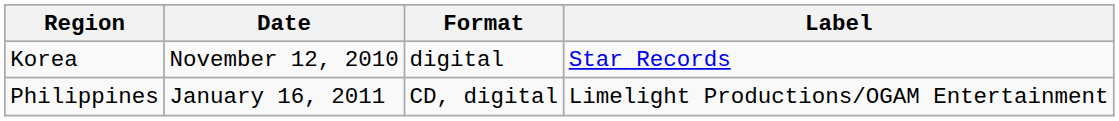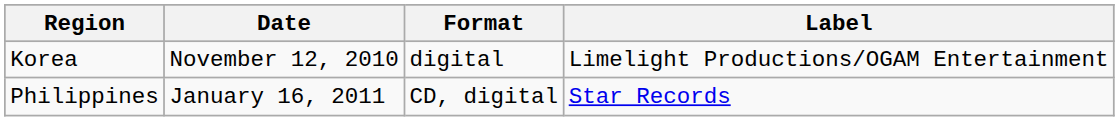(650, 60) Star Records -> (839, 60) Limelight Productions/OGAM Entertainment
(839, 97) Limelight Productions/OGAM Entertainment -> (650, 97) Star Records
